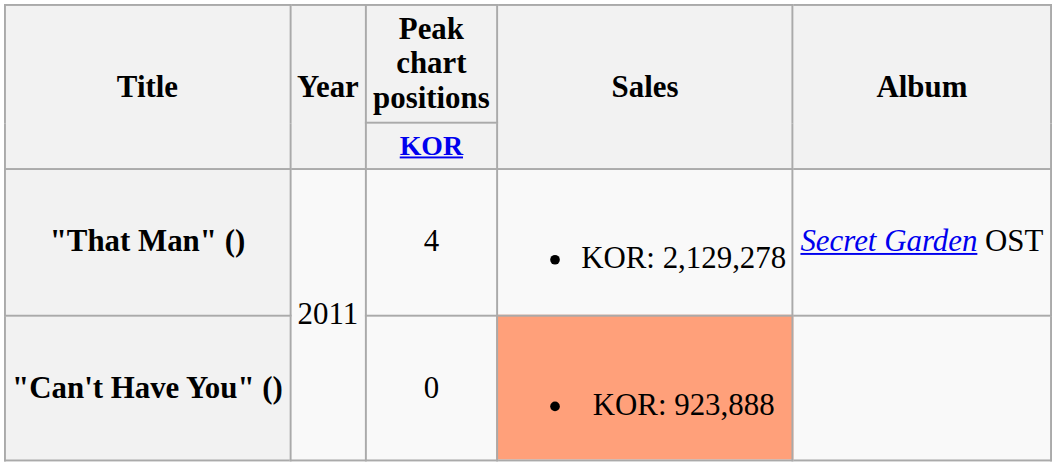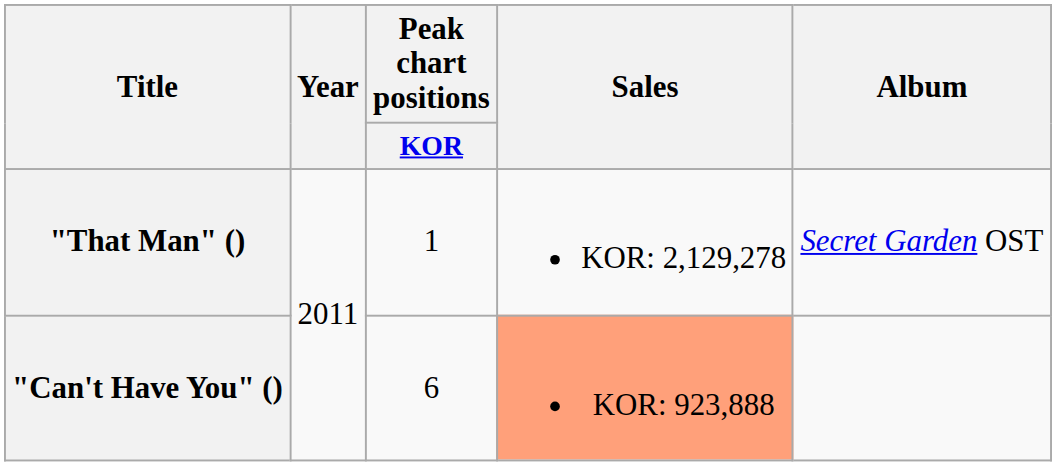(431, 241) 4 -> (431, 241) 1
(431, 387) 0 -> (431, 387) 6
